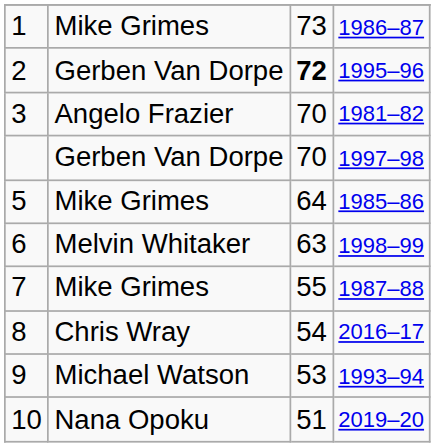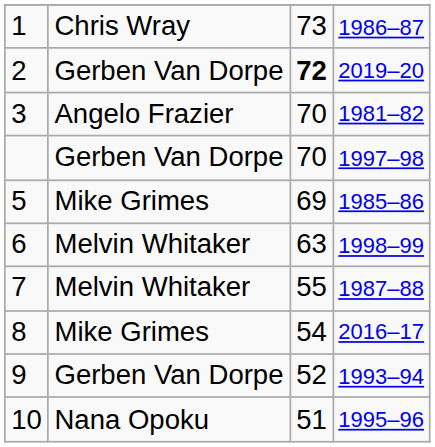(132, 26) Mike Grimes -> (122, 26) Chris Wray
(381, 70) 1995–96 -> (381, 70) 2019–20
(311, 200) 64 -> (311, 200) 69
(132, 288) Mike Grimes -> (152, 288) Melvin Whitaker
(122, 331) Chris Wray -> (132, 331) Mike Grimes
(152, 375) Michael Watson -> (169, 375) Gerben Van Dorpe
(311, 375) 53 -> (311, 375) 52
(381, 419) 2019–20 -> (381, 419) 1995–96
